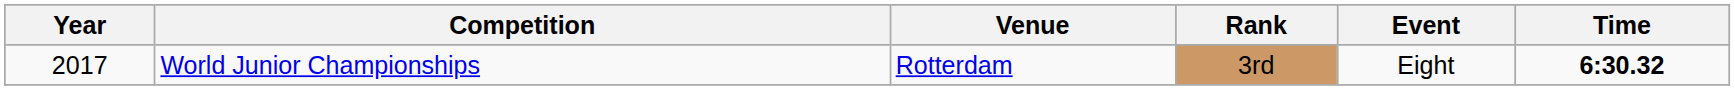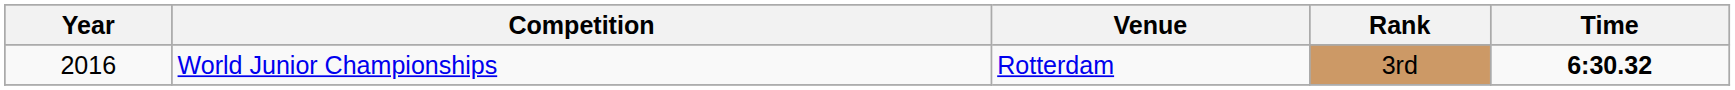- column: (1426, 25)
(80, 65) 2017 -> (88, 65) 2016
